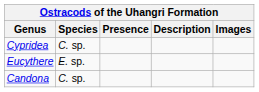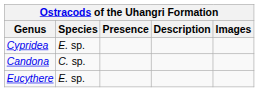(72, 45) C. sp. -> (72, 45) E. sp.
rows swapped: (28, 78) <-> (30, 62)
